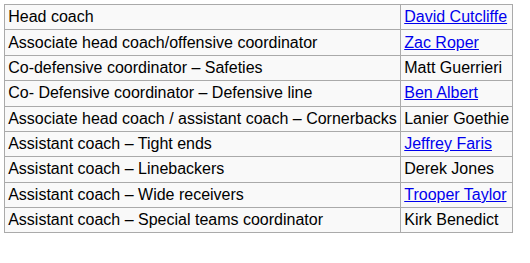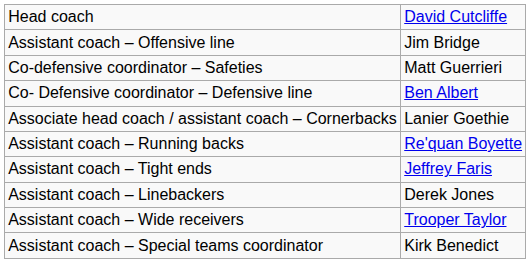- row: (163, 42)
+ row: (121, 42)
+ row: (126, 144)
